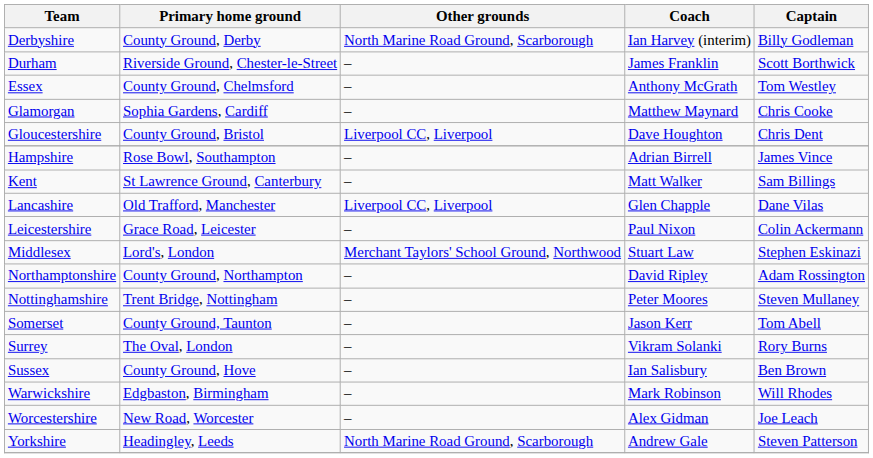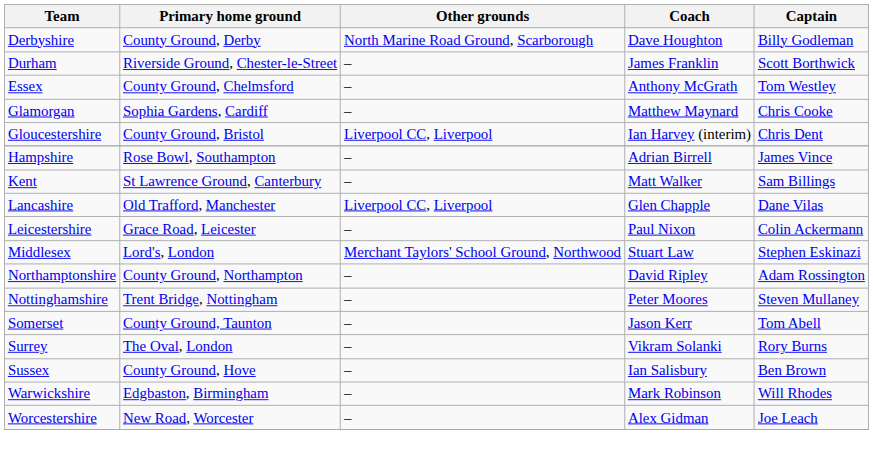(689, 39) Ian Harvey (interim) -> (675, 39) Dave Houghton
(675, 134) Dave Houghton -> (689, 134) Ian Harvey (interim)
- row: (37, 441)
